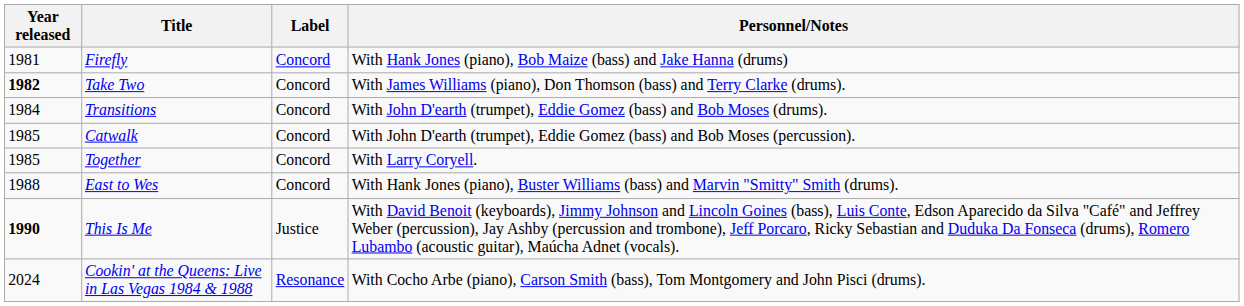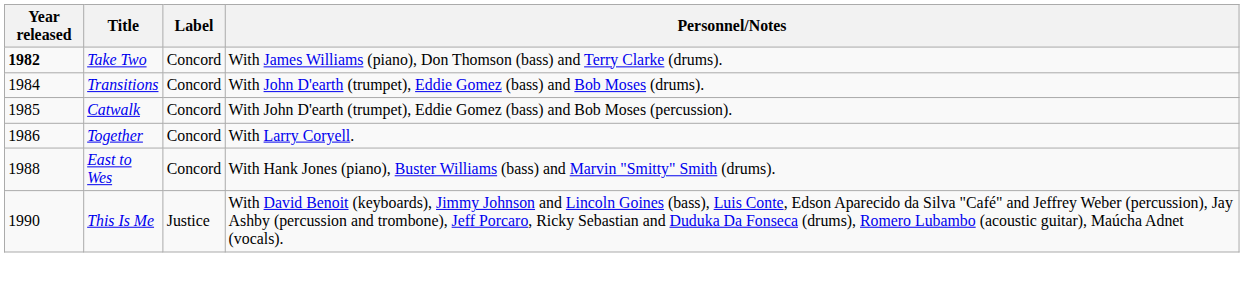- row: (106, 60)
(24, 160) 1985 -> (24, 135) 1986
(24, 228) bold -> (24, 221) normal
- row: (173, 280)
